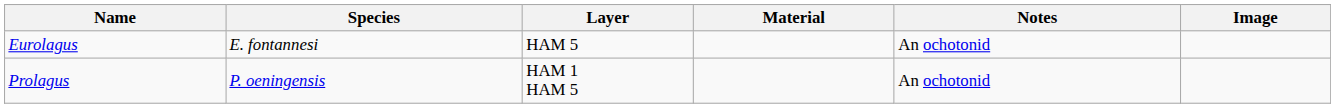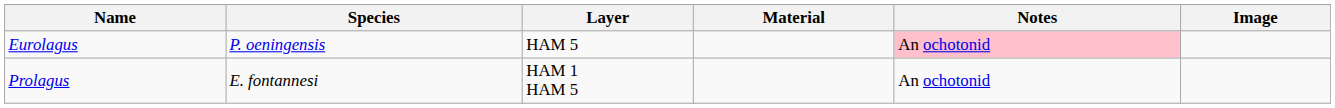(274, 44) E. fontannesi -> (277, 44) P. oeningensis
(944, 44) no background -> (944, 44) pink background
(277, 80) P. oeningensis -> (274, 80) E. fontannesi
